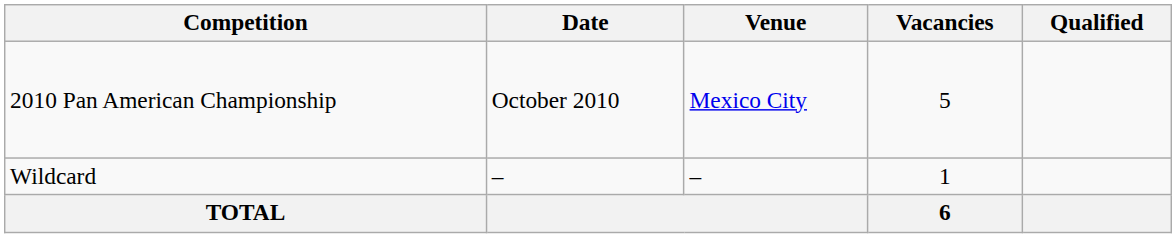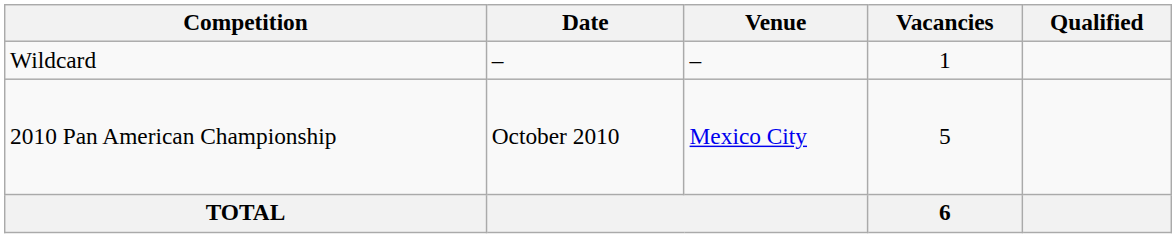rows swapped: (173, 99) <-> (53, 175)
